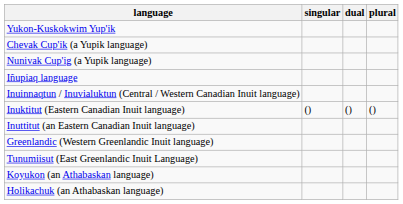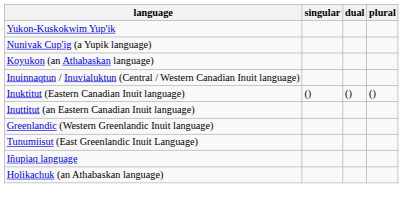- row: (77, 45)
rows swapped: (42, 77) <-> (80, 175)
